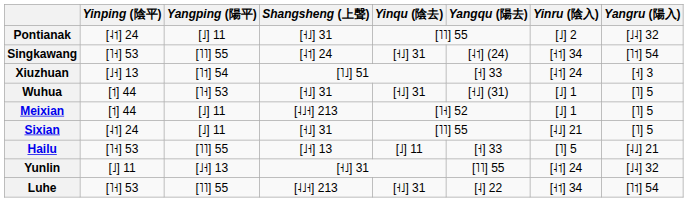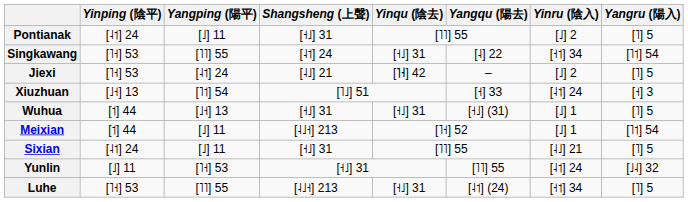(642, 35) [˩˨] 32 -> (642, 35) [˥] 5
(488, 54) [˨˦] (24) -> (488, 54) [˨] 22
+ row: (42, 73)
(212, 92) [˥˧] 53 -> (212, 111) [˩˧] 13
(642, 111) [˥] 5 -> (642, 130) [˥˦] 54
- row: (42, 149)
(212, 168) [˩˧] 13 -> (212, 168) [˥˧] 53
(488, 187) [˨] 22 -> (488, 187) [˨˦] (24)
(642, 187) [˥˦] 54 -> (642, 187) [˥] 5
